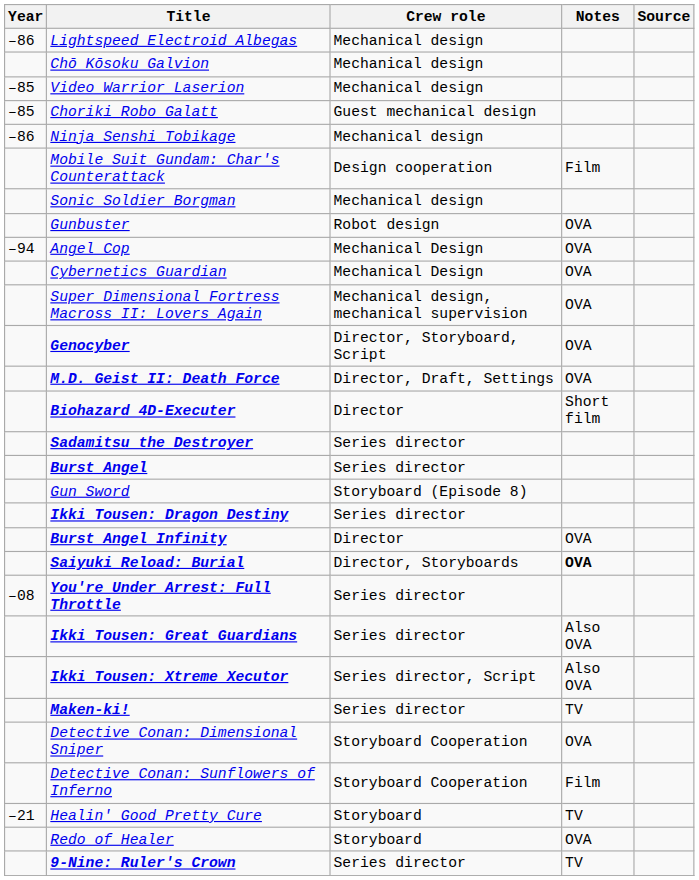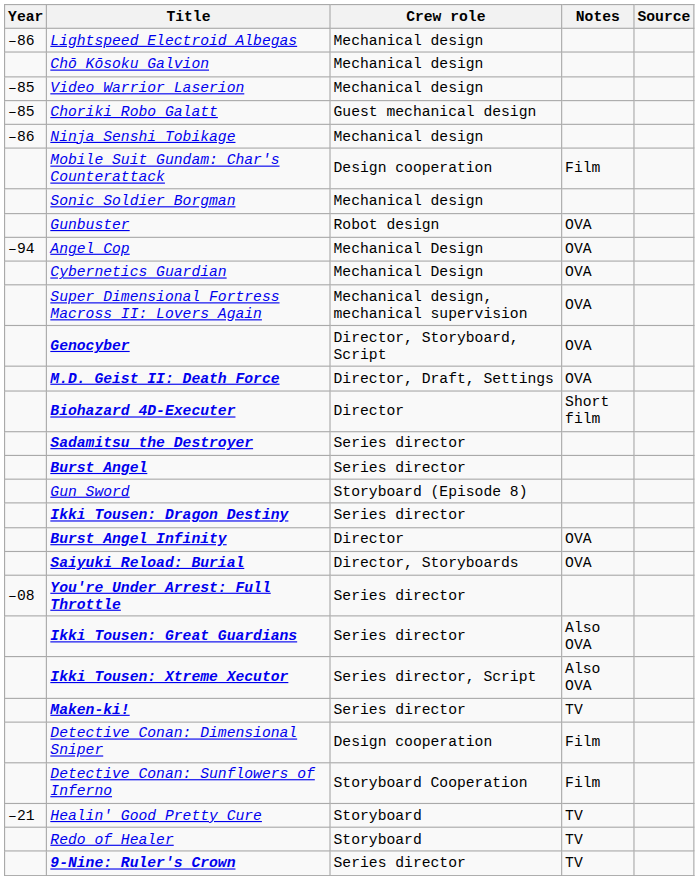(578, 563) bold -> (578, 563) normal
(431, 742) Storyboard Cooperation -> (413, 742) Design cooperation
(578, 742) OVA -> (583, 742) Film
(578, 839) OVA -> (574, 839) TV
